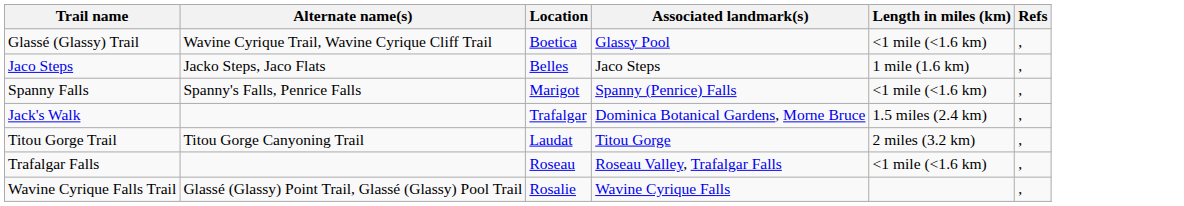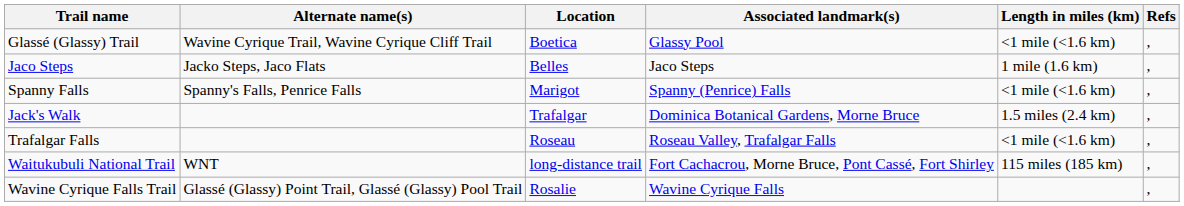- row: (62, 139)
+ row: (92, 164)
